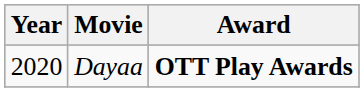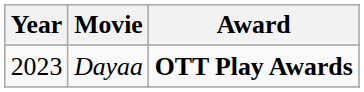(37, 65) 2020 -> (37, 65) 2023
